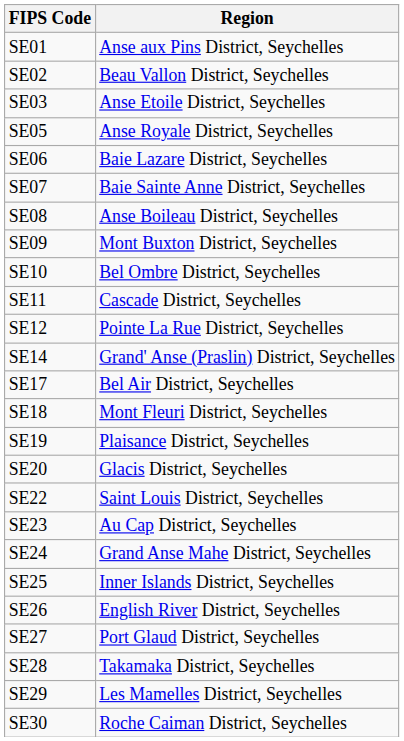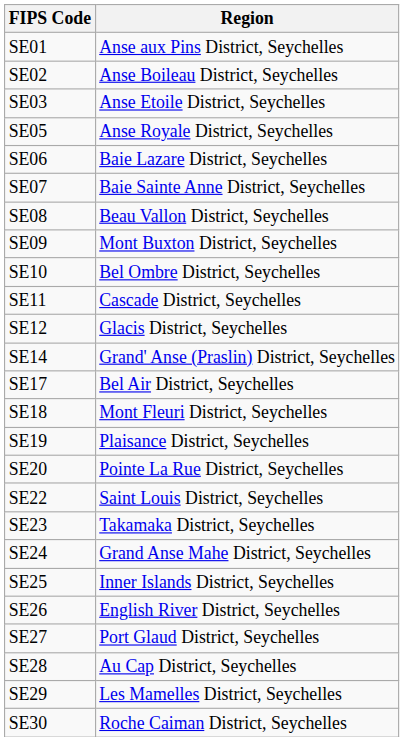(214, 74) Beau Vallon District, Seychelles -> (219, 74) Anse Boileau District, Seychelles
(219, 215) Anse Boileau District, Seychelles -> (214, 215) Beau Vallon District, Seychelles
(221, 328) Pointe La Rue District, Seychelles -> (193, 328) Glacis District, Seychelles
(193, 469) Glacis District, Seychelles -> (221, 469) Pointe La Rue District, Seychelles
(198, 525) Au Cap District, Seychelles -> (207, 525) Takamaka District, Seychelles
(207, 666) Takamaka District, Seychelles -> (198, 666) Au Cap District, Seychelles
